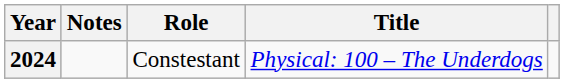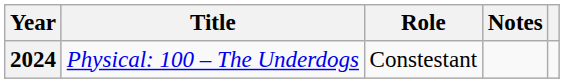columns swapped: (397, 22) <-> (94, 22)
